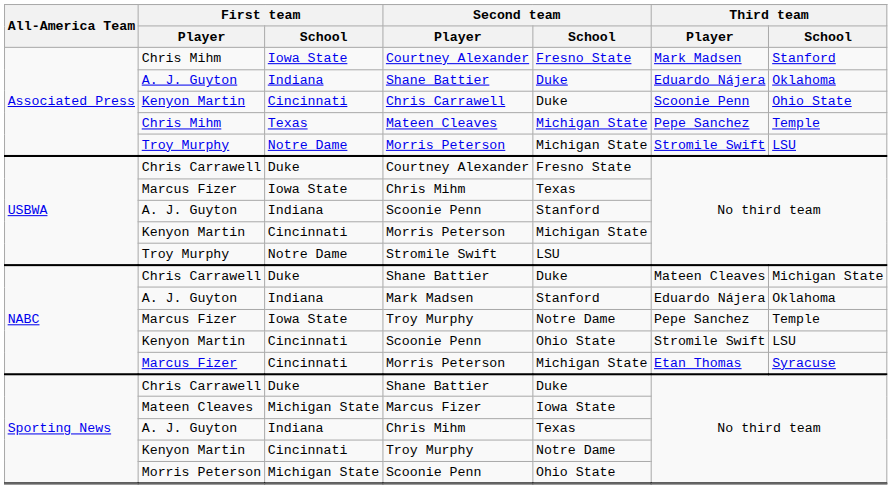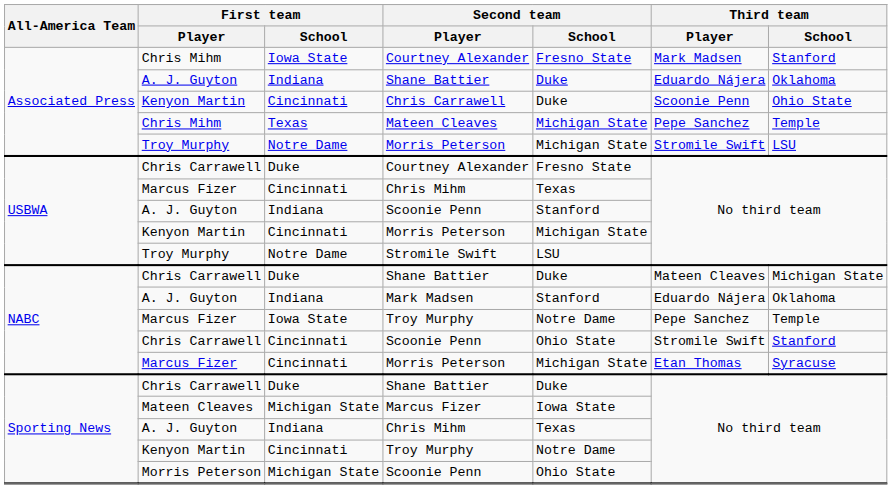(308, 189) Iowa State -> (308, 189) Cincinnati
(193, 342) Kenyon Martin -> (201, 342) Chris Carrawell
(784, 342) LSU -> (804, 342) Stanford
